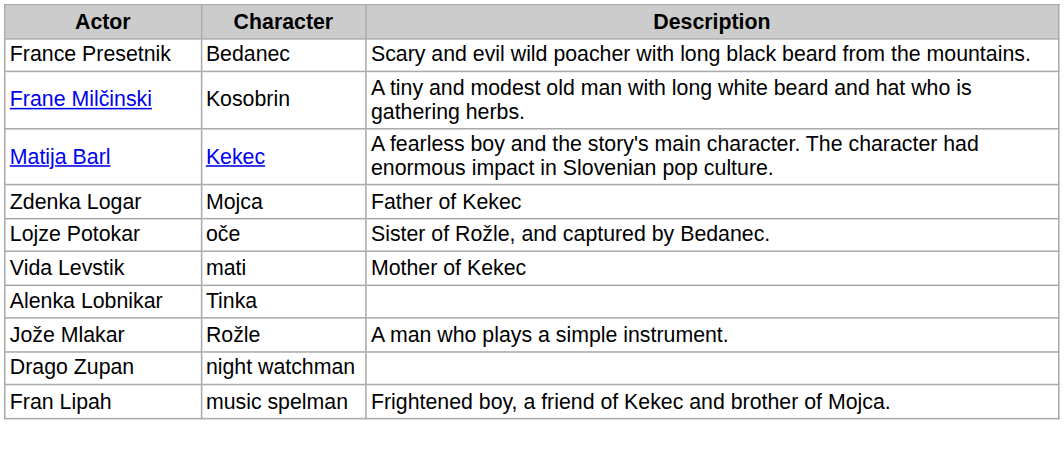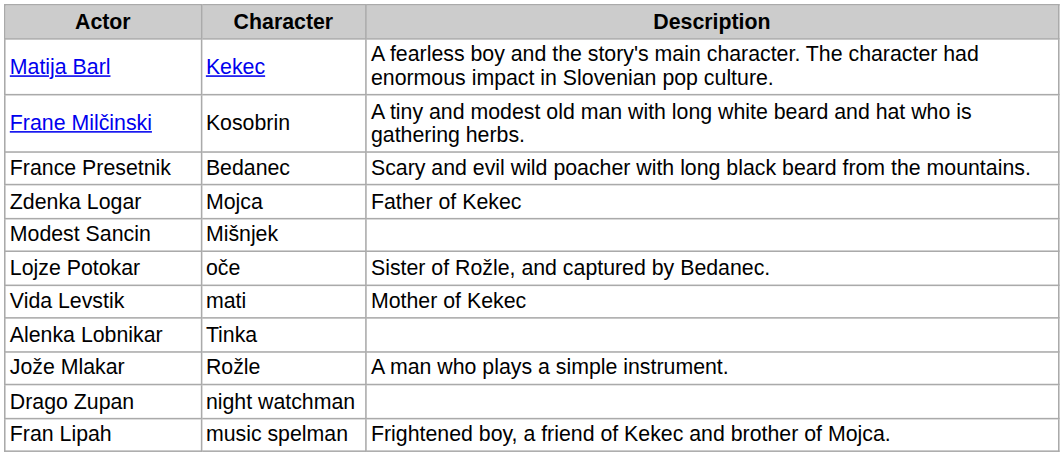rows swapped: (60, 156) <-> (90, 55)
+ row: (80, 234)
